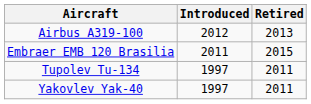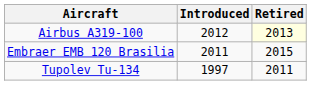(279, 33) no background -> (279, 33) lightyellow background
- row: (91, 89)
